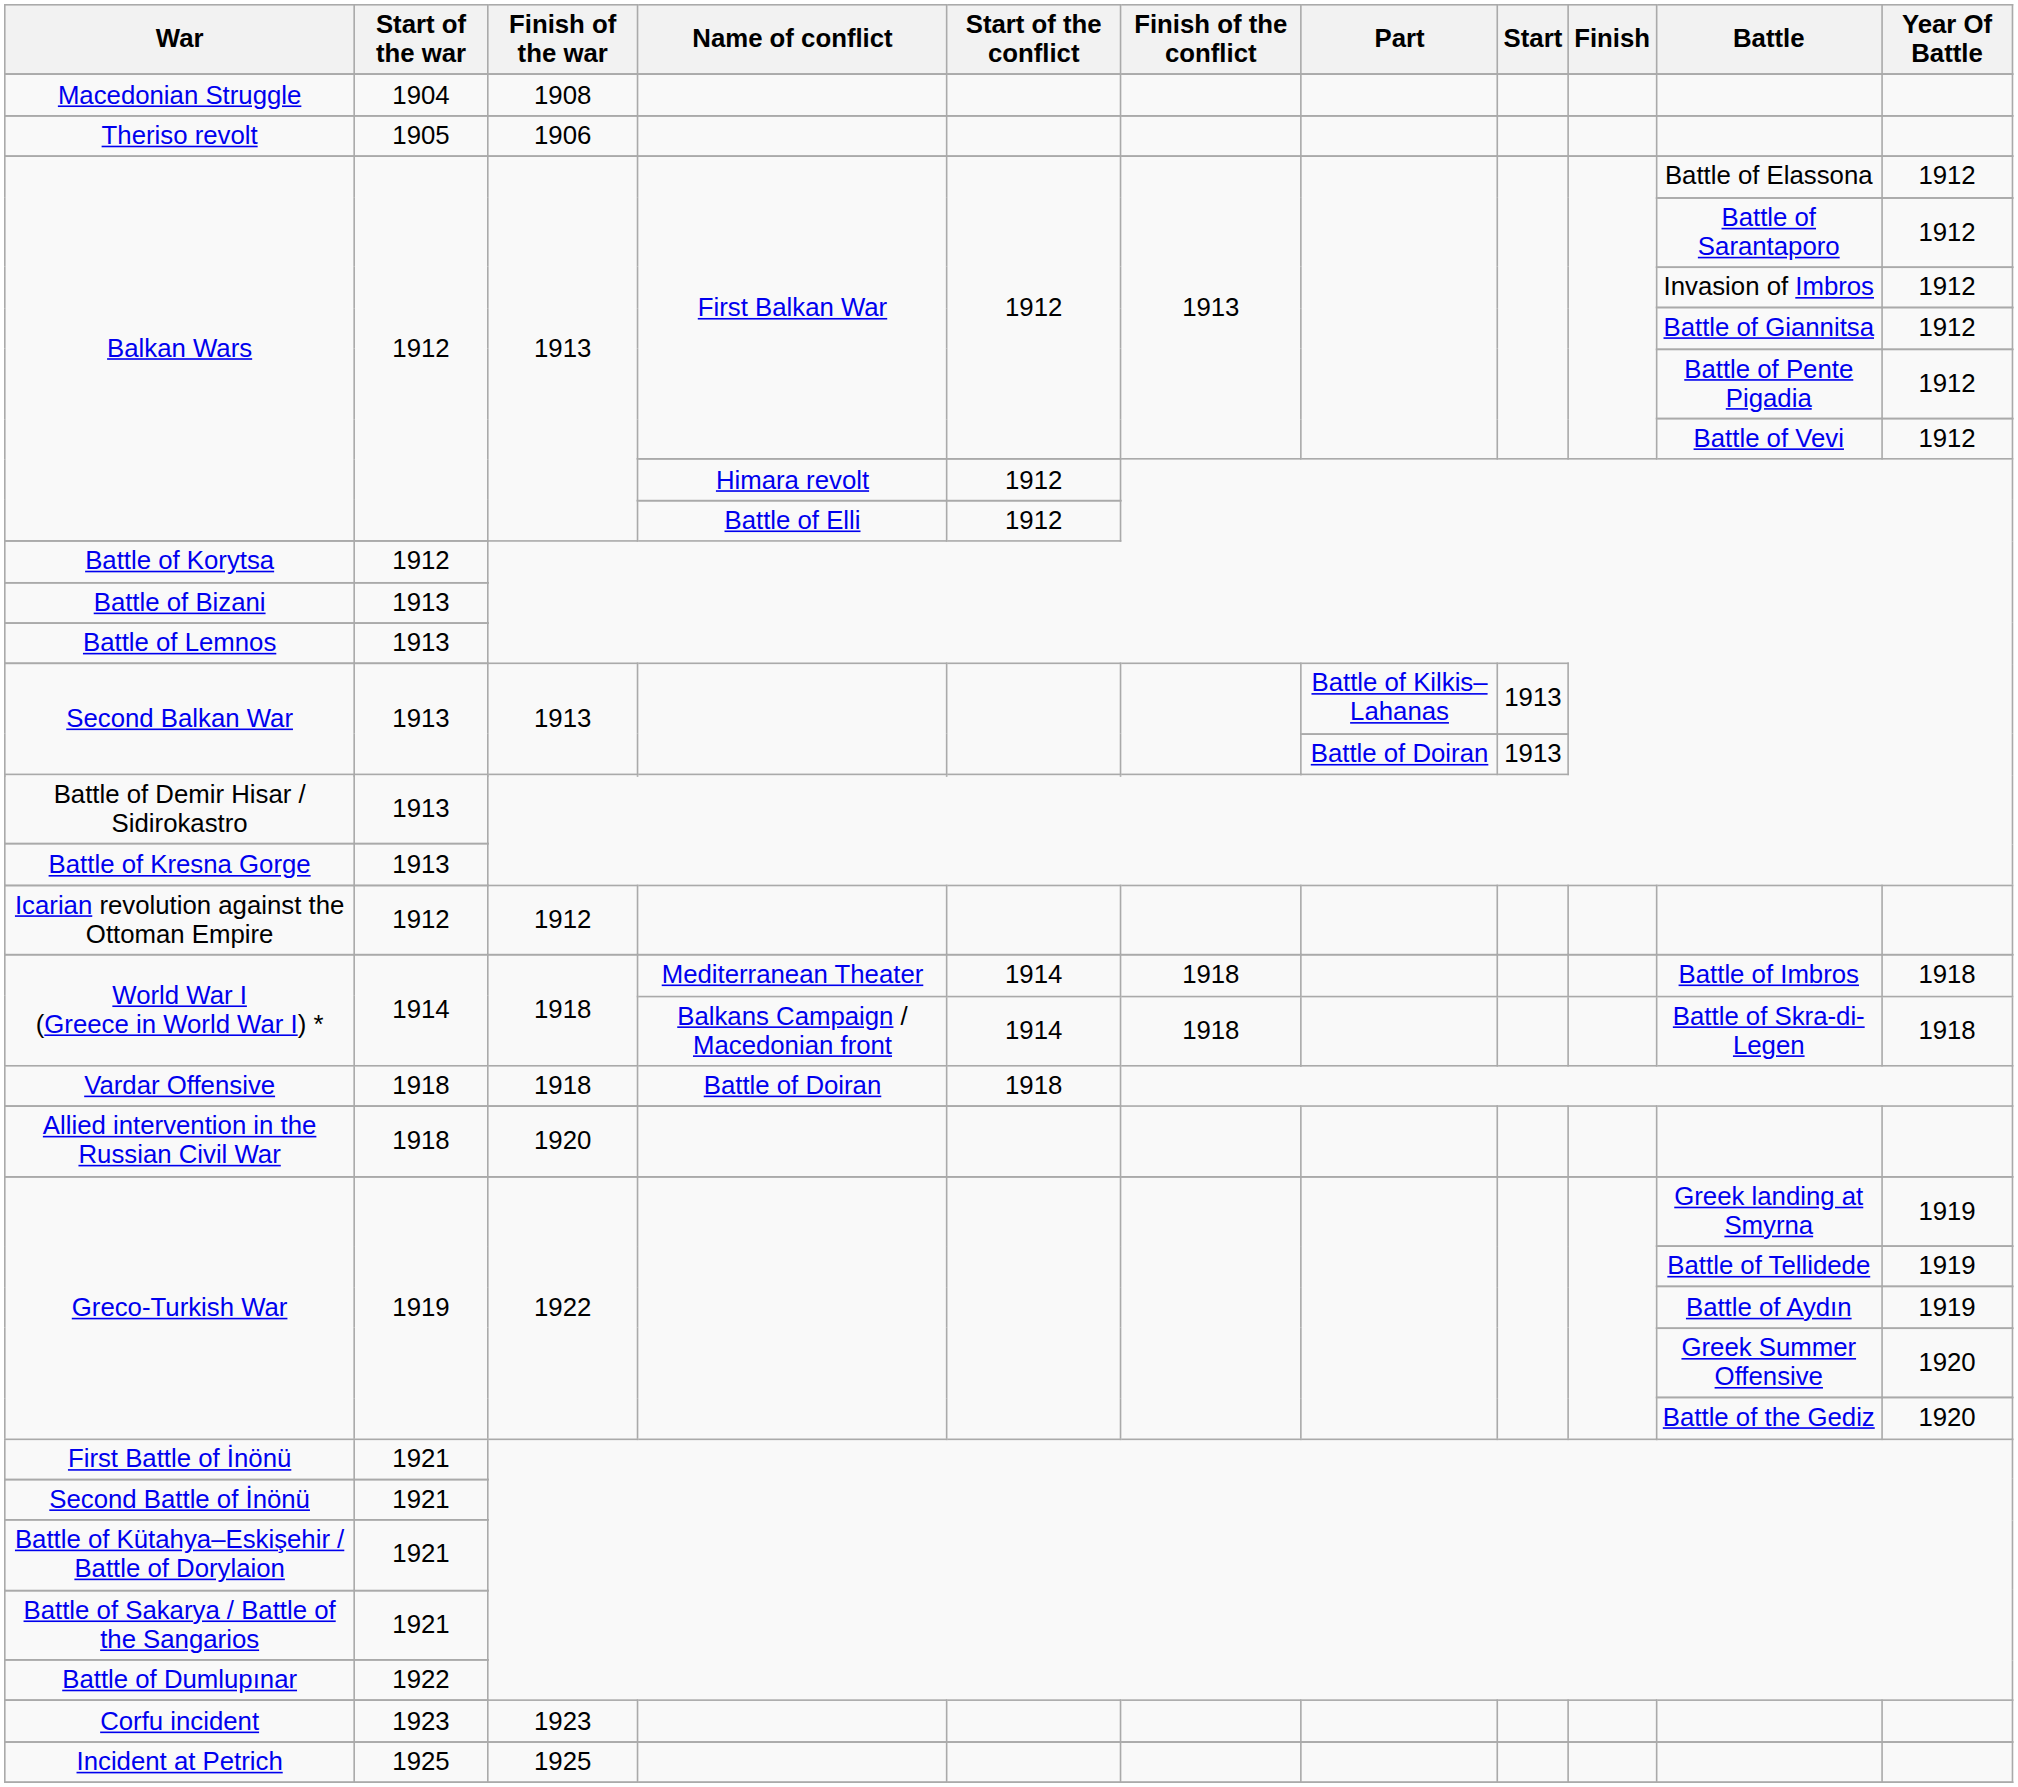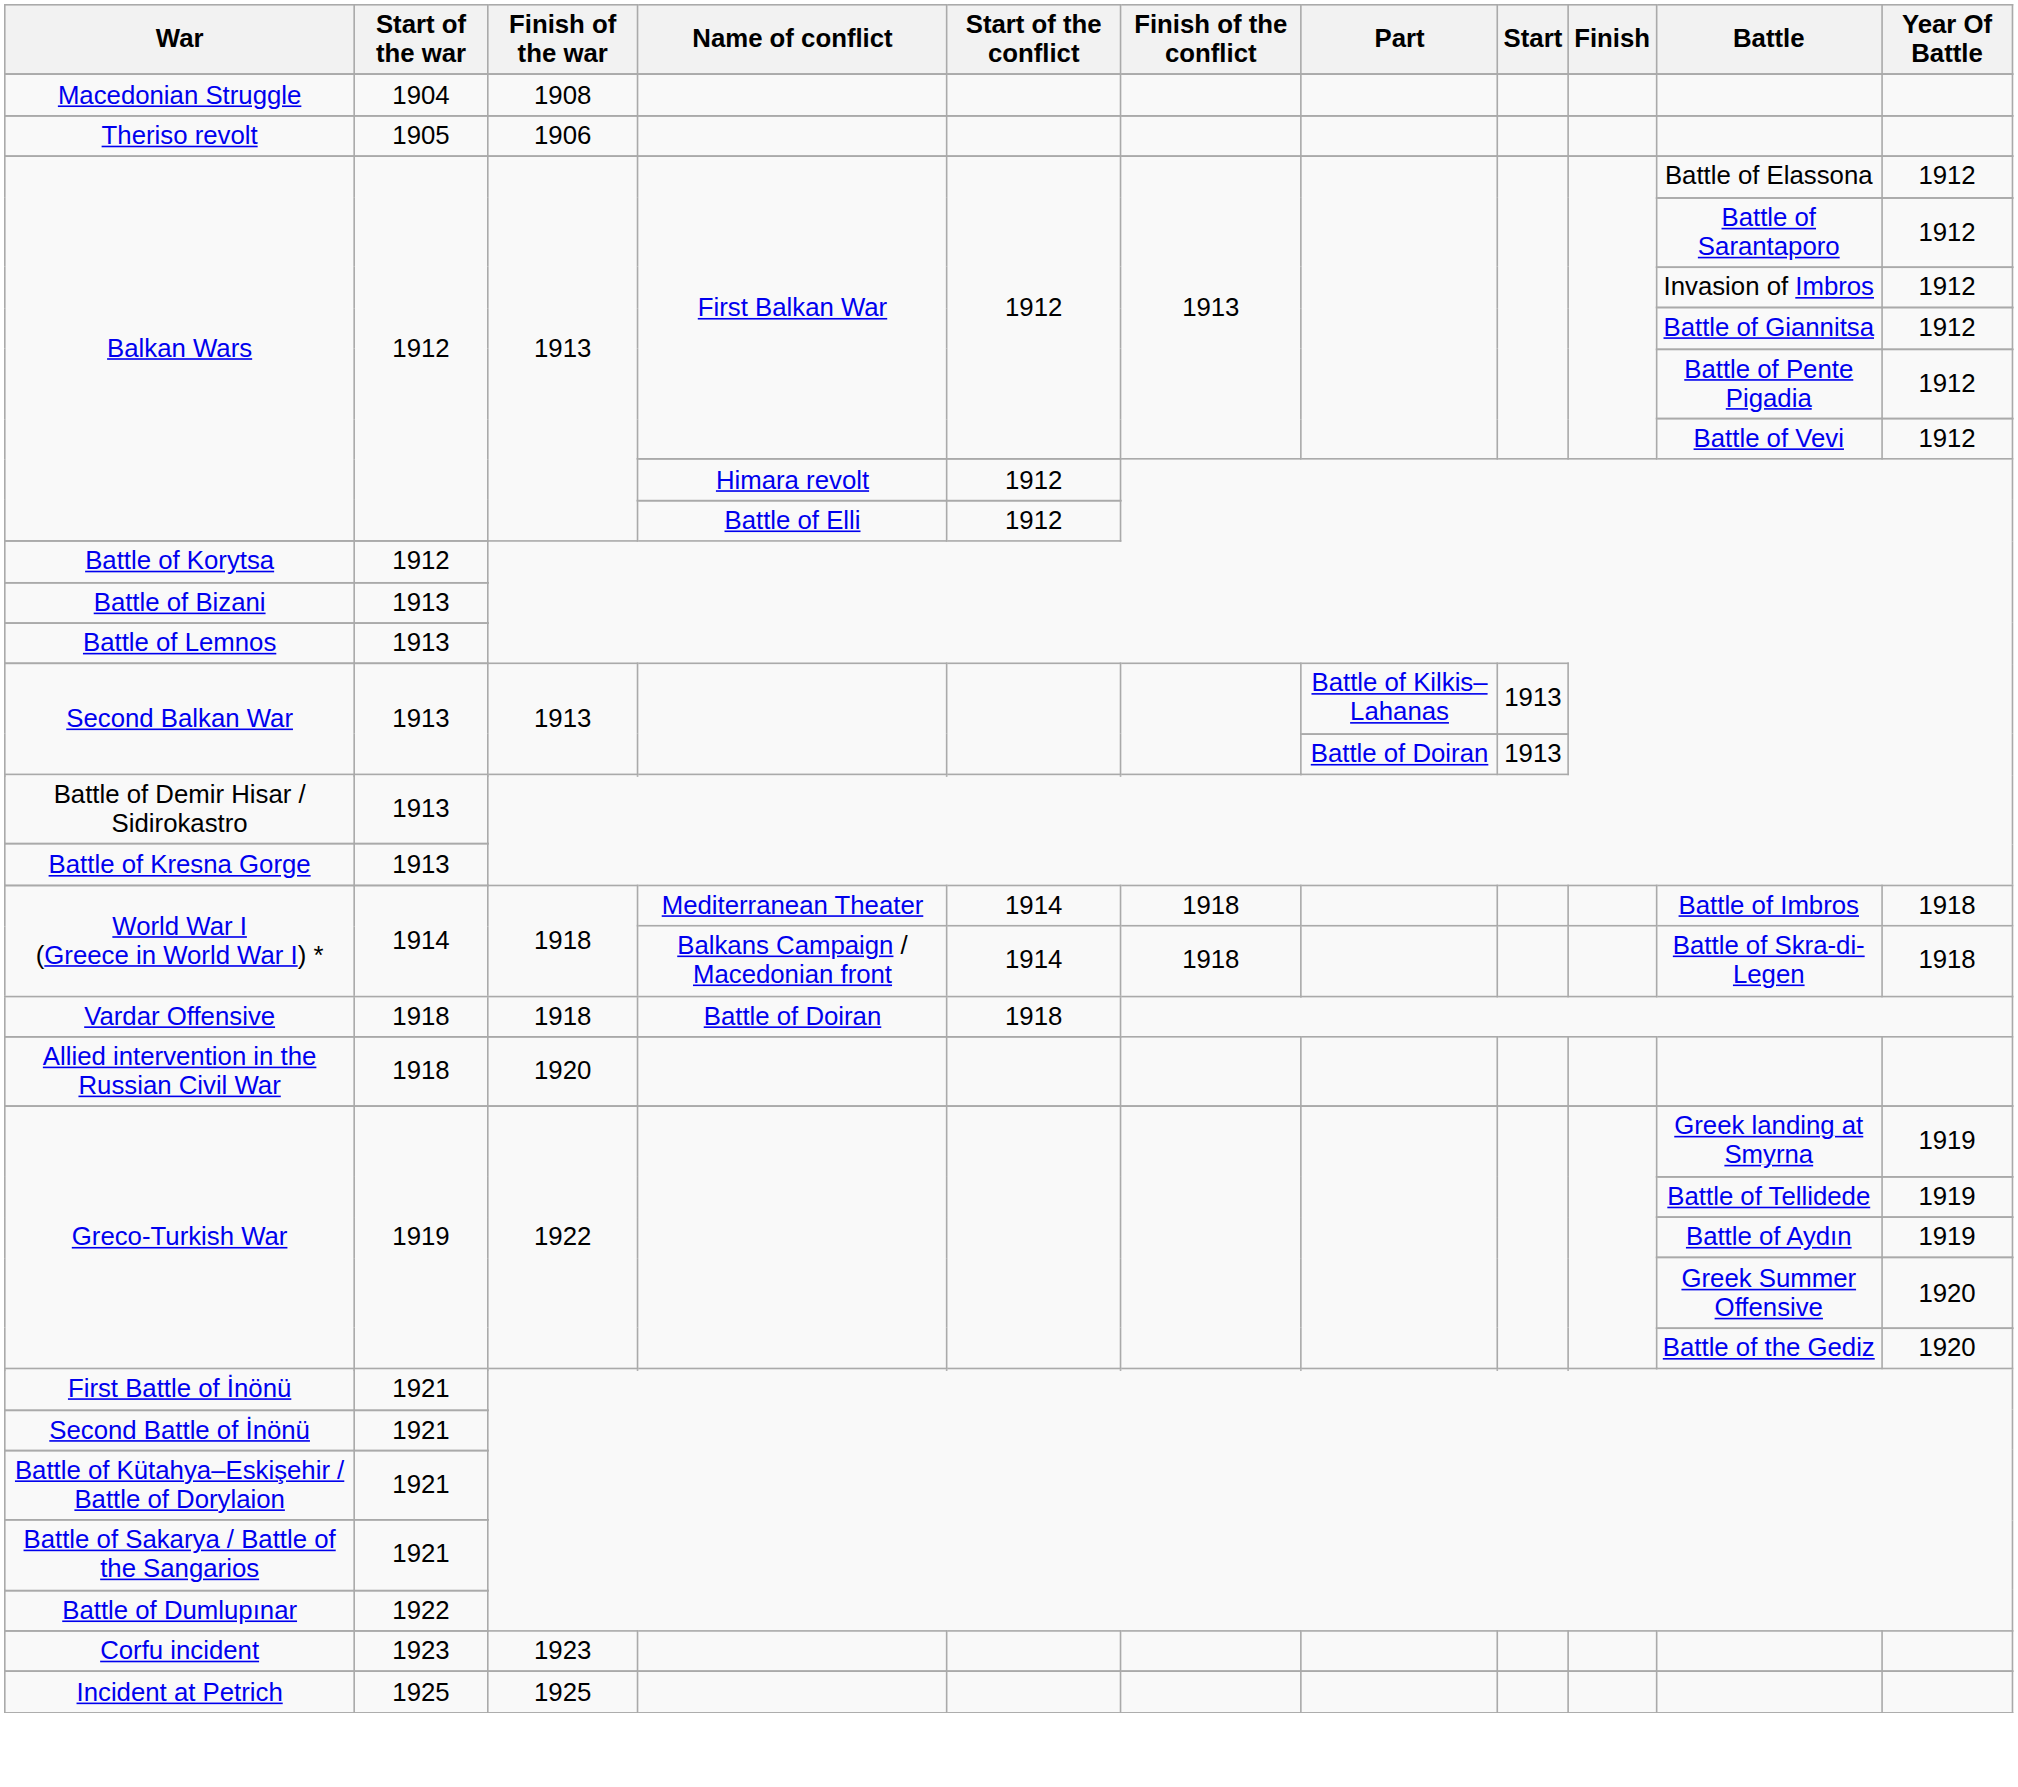- row: (180, 919)
